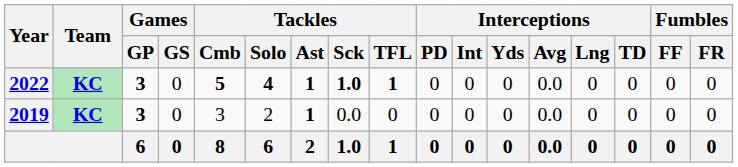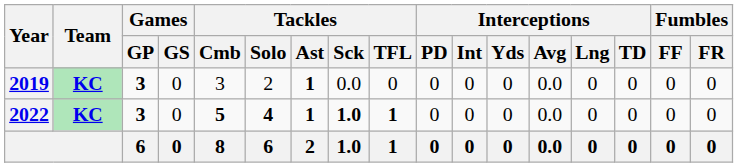rows swapped: (29, 114) <-> (29, 83)
